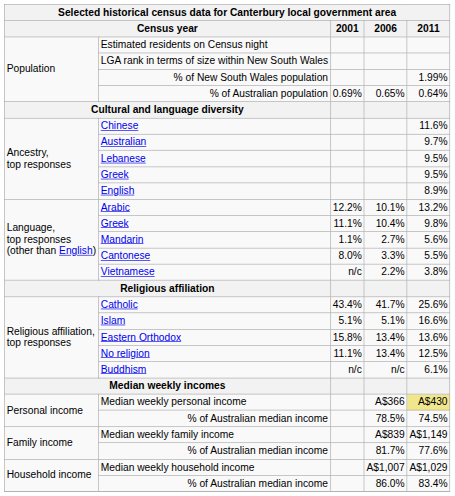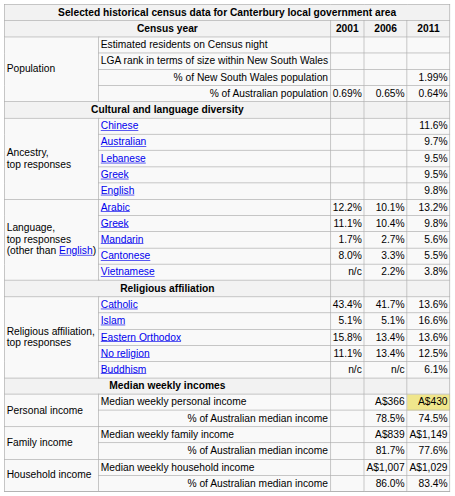(436, 191) 8.9% -> (436, 191) 9.8%
(350, 239) 1.1% -> (350, 239) 1.7%
(432, 304) 25.6% -> (432, 304) 13.6%
